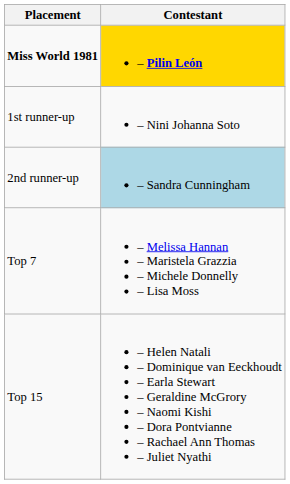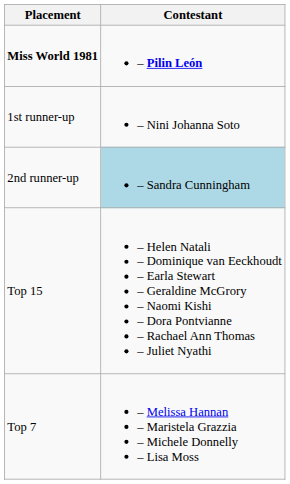(193, 63) gold background -> (193, 63) no background
rows swapped: (22, 261) <-> (25, 396)
